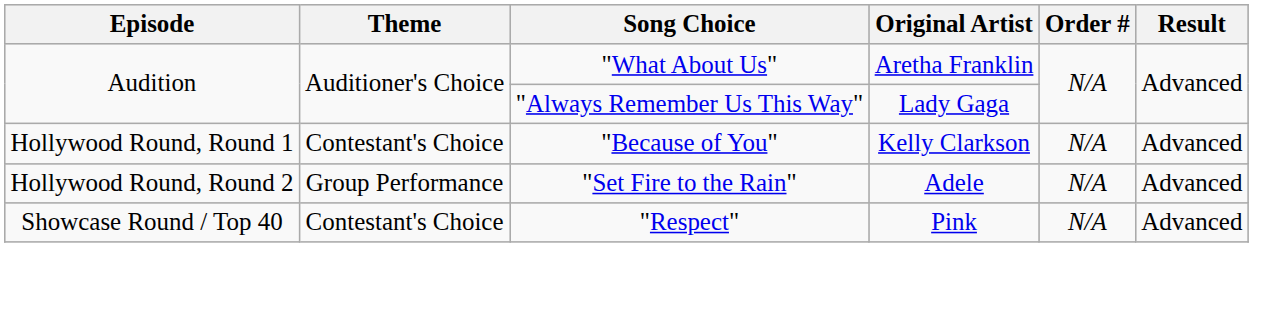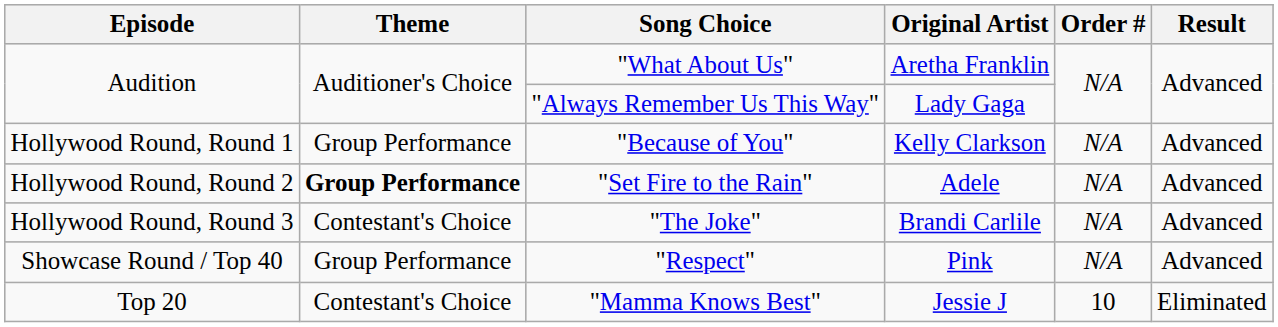(405, 143) Contestant's Choice -> (412, 143) Group Performance
(405, 182) normal -> (412, 182) bold
+ row: (705, 222)
(405, 222) Contestant's Choice -> (412, 261) Group Performance
+ row: (705, 301)
